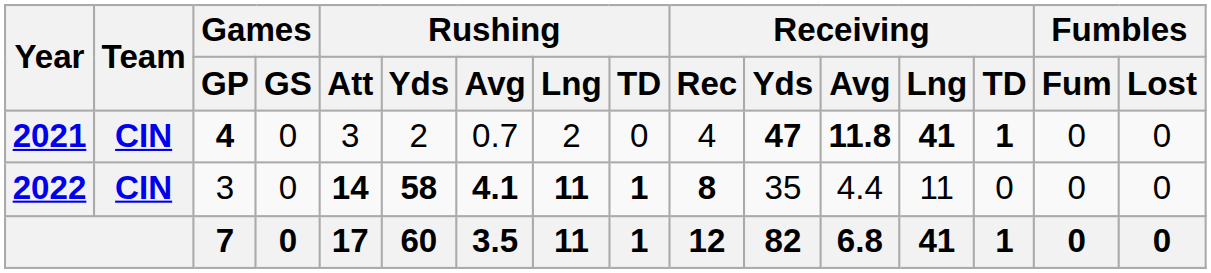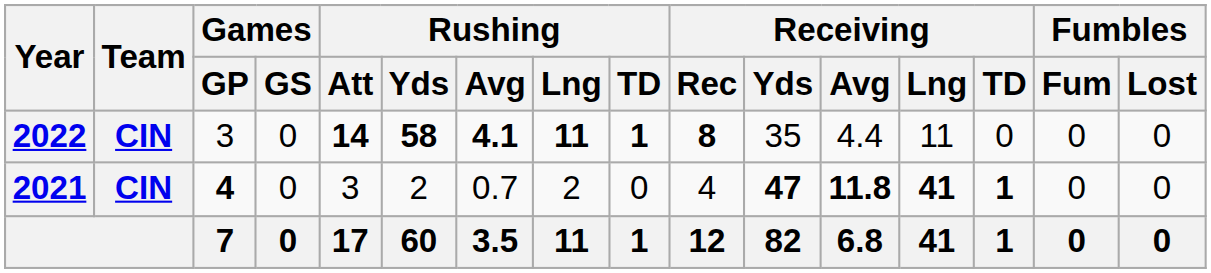rows swapped: (50, 135) <-> (50, 188)
